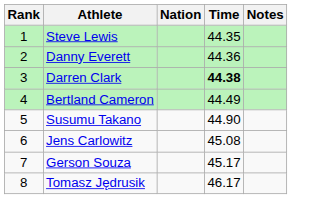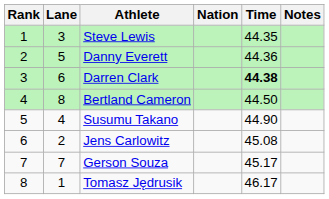+ column: (62, 15)
(224, 99) 44.49 -> (261, 99) 44.50
